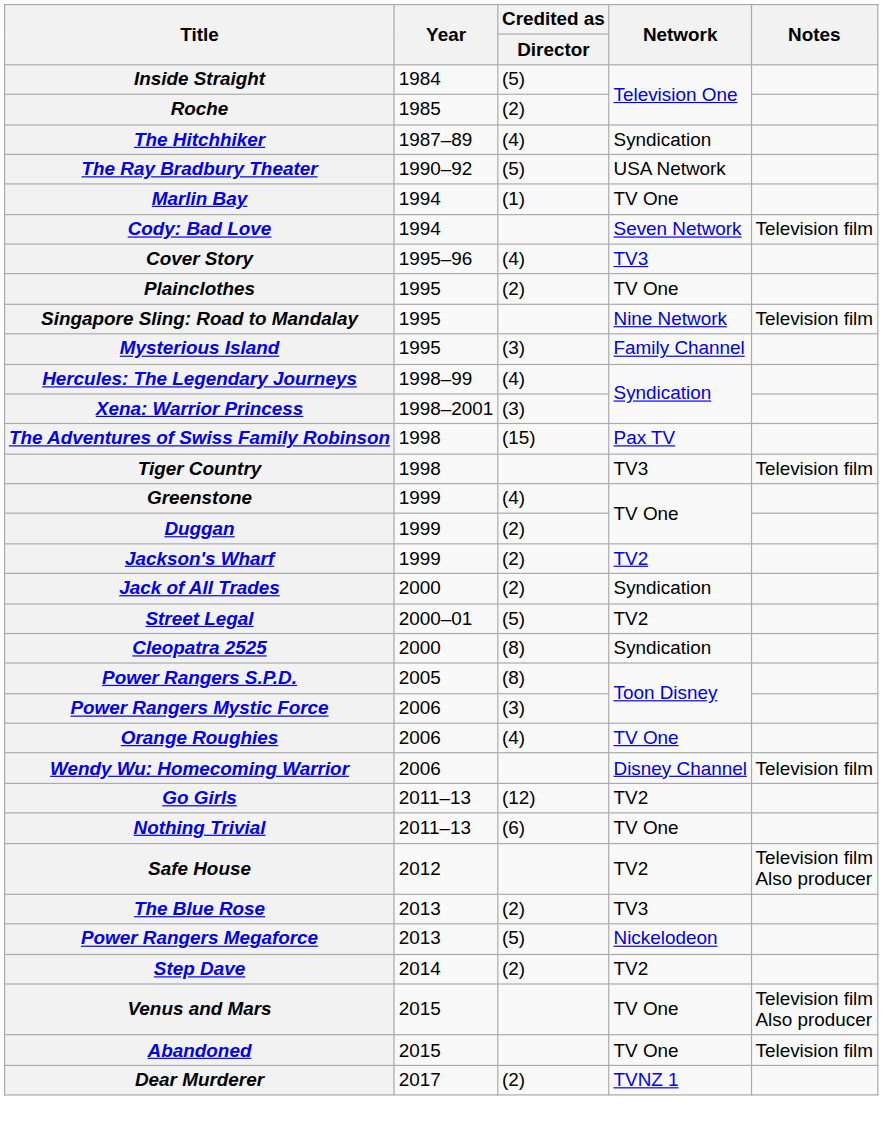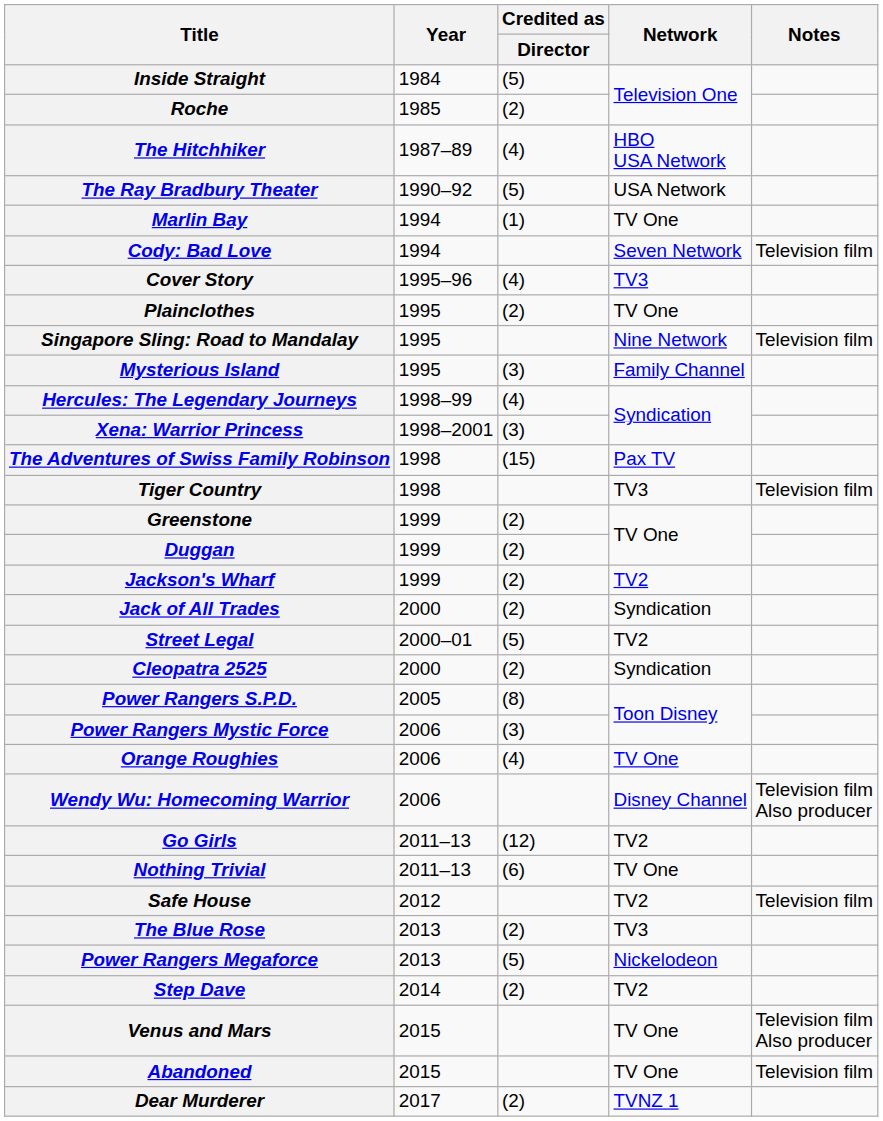(662, 139) Syndication -> (670, 149) HBO USA Network
(514, 498) (4) -> (514, 519) (2)
(514, 648) (8) -> (514, 669) (2)
(814, 768) Television film -> (814, 799) Television film Also producer
(814, 868) Television film Also producer -> (814, 900) Television film
